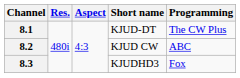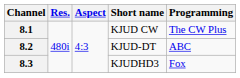(133, 30) KJUD-DT -> (134, 30) KJUD CW
(134, 47) KJUD CW -> (133, 47) KJUD-DT
